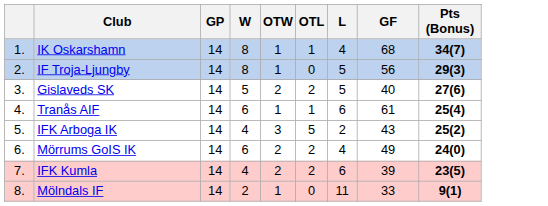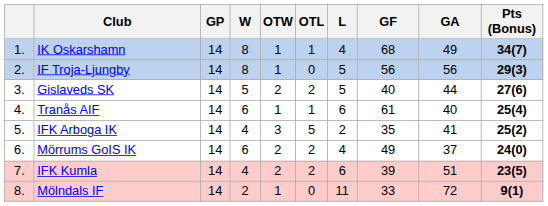+ column: (450, 21)
(388, 130) 43 -> (388, 130) 35
